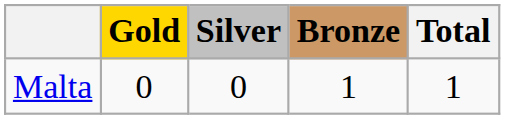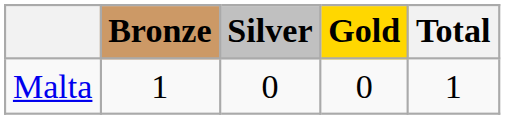columns swapped: (144, 31) <-> (348, 31)
